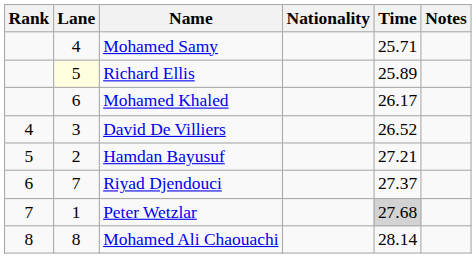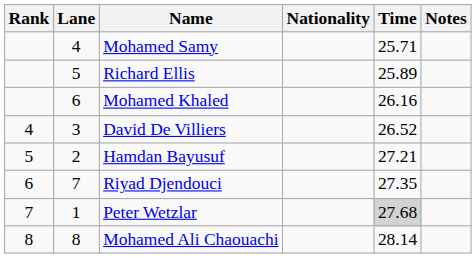(76, 73) lightyellow background -> (76, 73) no background
(398, 101) 26.17 -> (398, 101) 26.16
(398, 184) 27.37 -> (398, 184) 27.35
